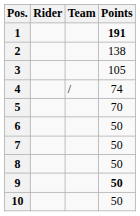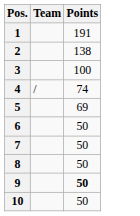- column: (48, 13)
(117, 32) bold -> (82, 32) normal
(117, 70) 105 -> (82, 70) 100
(117, 107) 70 -> (82, 107) 69
